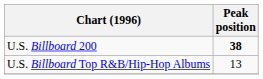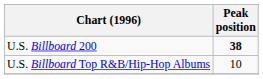(236, 64) 13 -> (236, 64) 10
